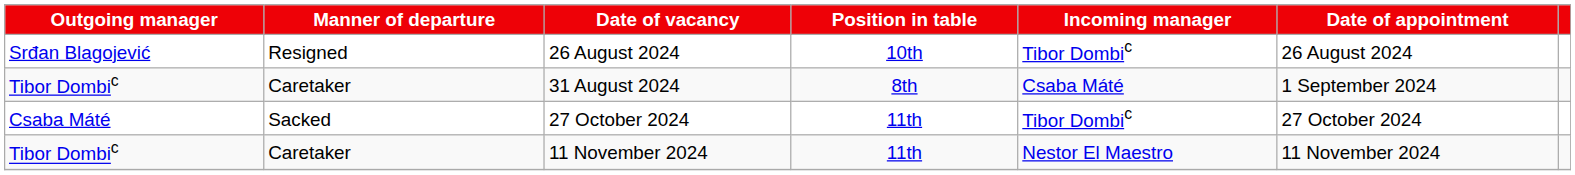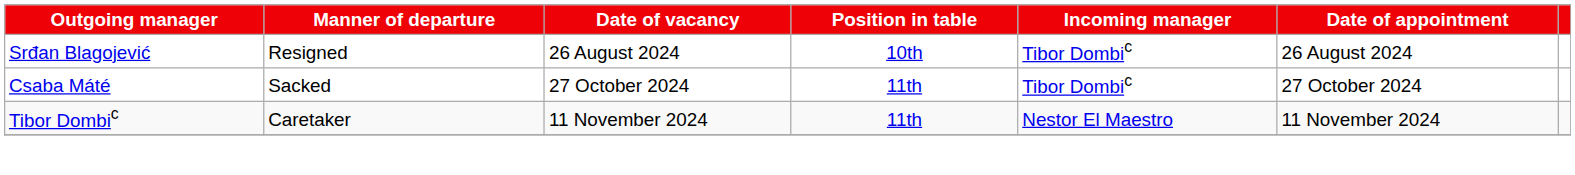- row: (614, 85)
